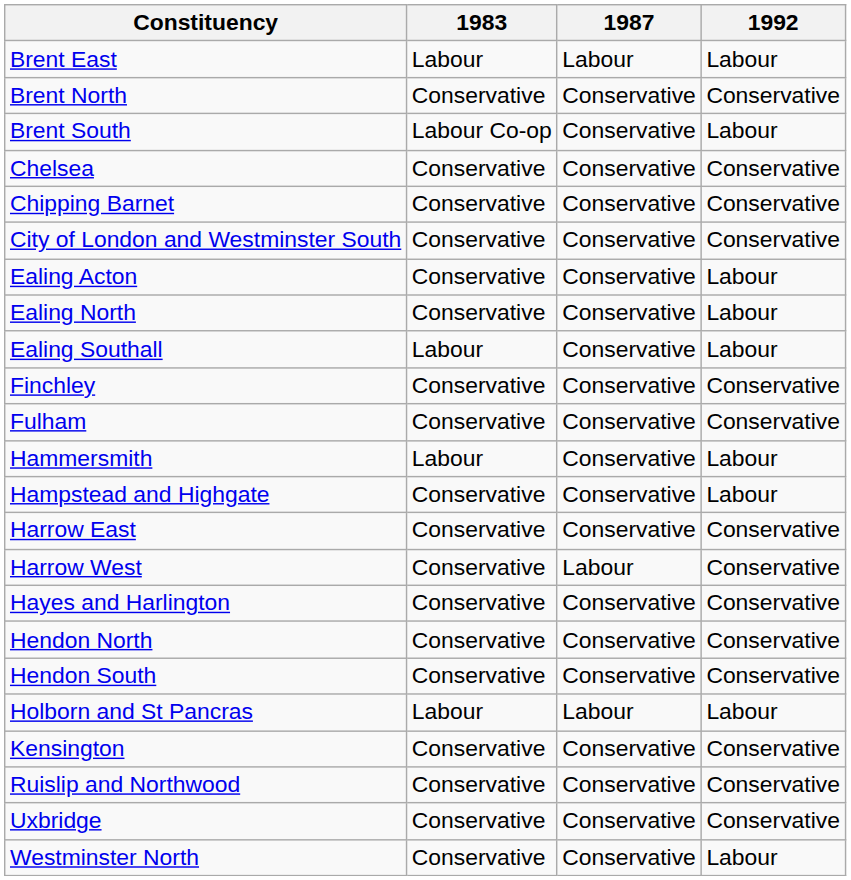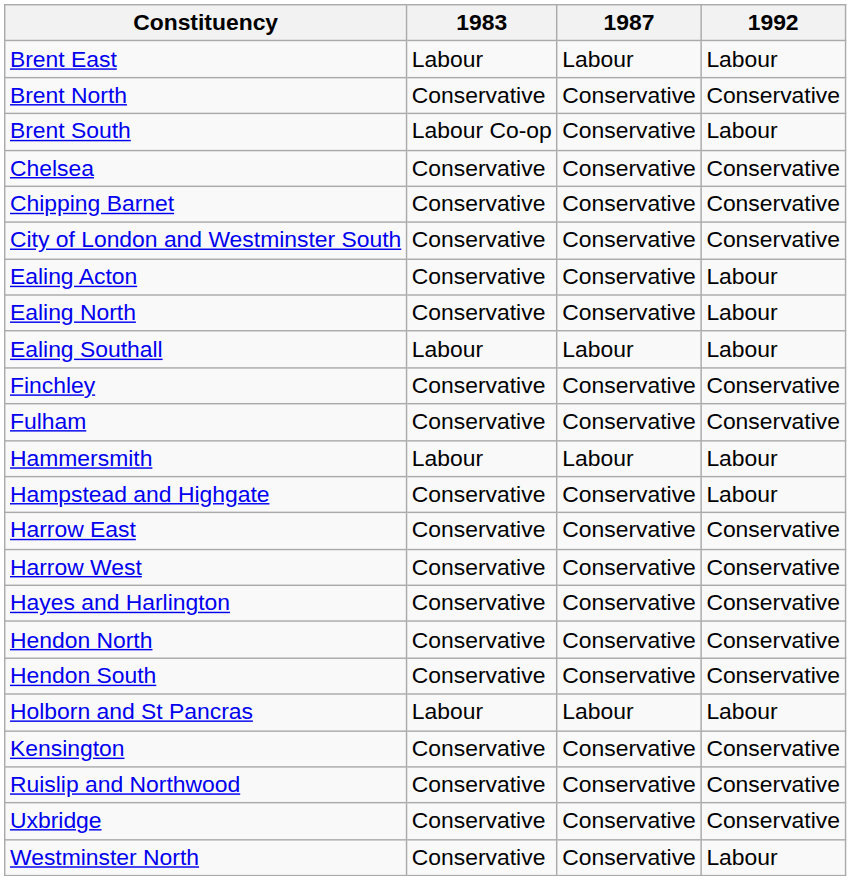(629, 349) Conservative -> (598, 349) Labour
(629, 458) Conservative -> (598, 458) Labour
(598, 566) Labour -> (629, 566) Conservative
